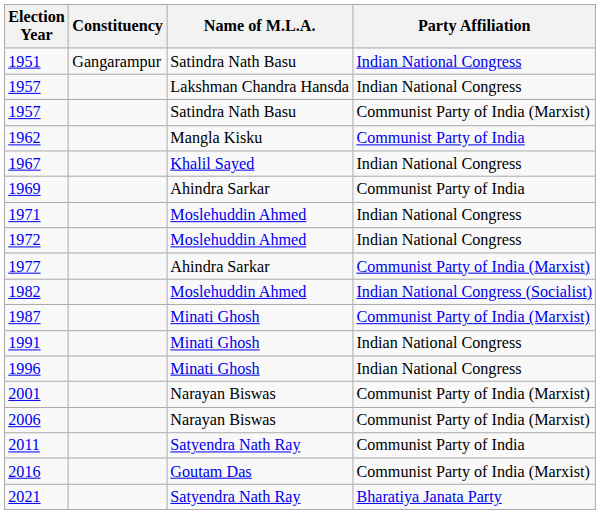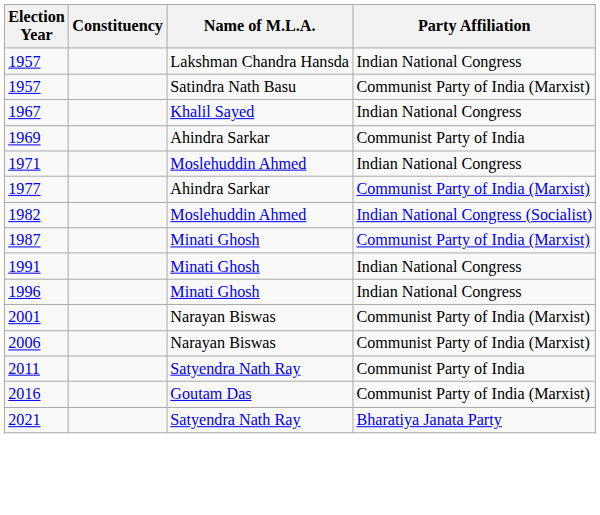- row: (24, 61)
- row: (24, 138)
- row: (24, 240)
